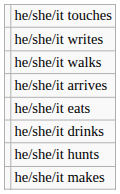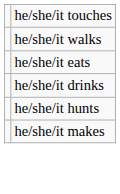- row: (59, 39)
- row: (61, 85)
